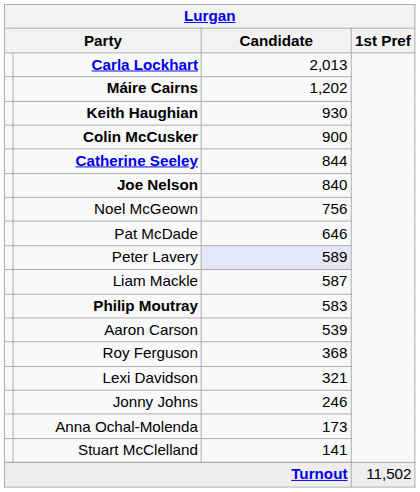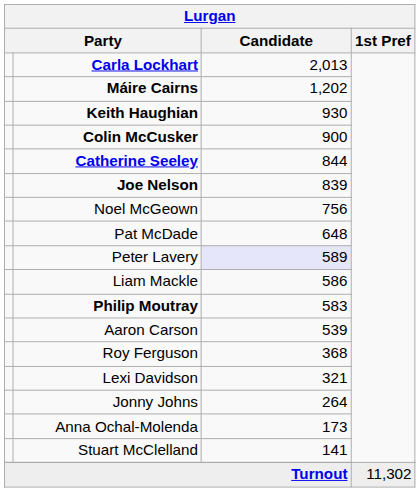(335, 185) 840 -> (335, 185) 839
(335, 233) 646 -> (335, 233) 648
(335, 281) 587 -> (335, 281) 586
(335, 402) 246 -> (335, 402) 264
(389, 474) 11,502 -> (389, 474) 11,302
